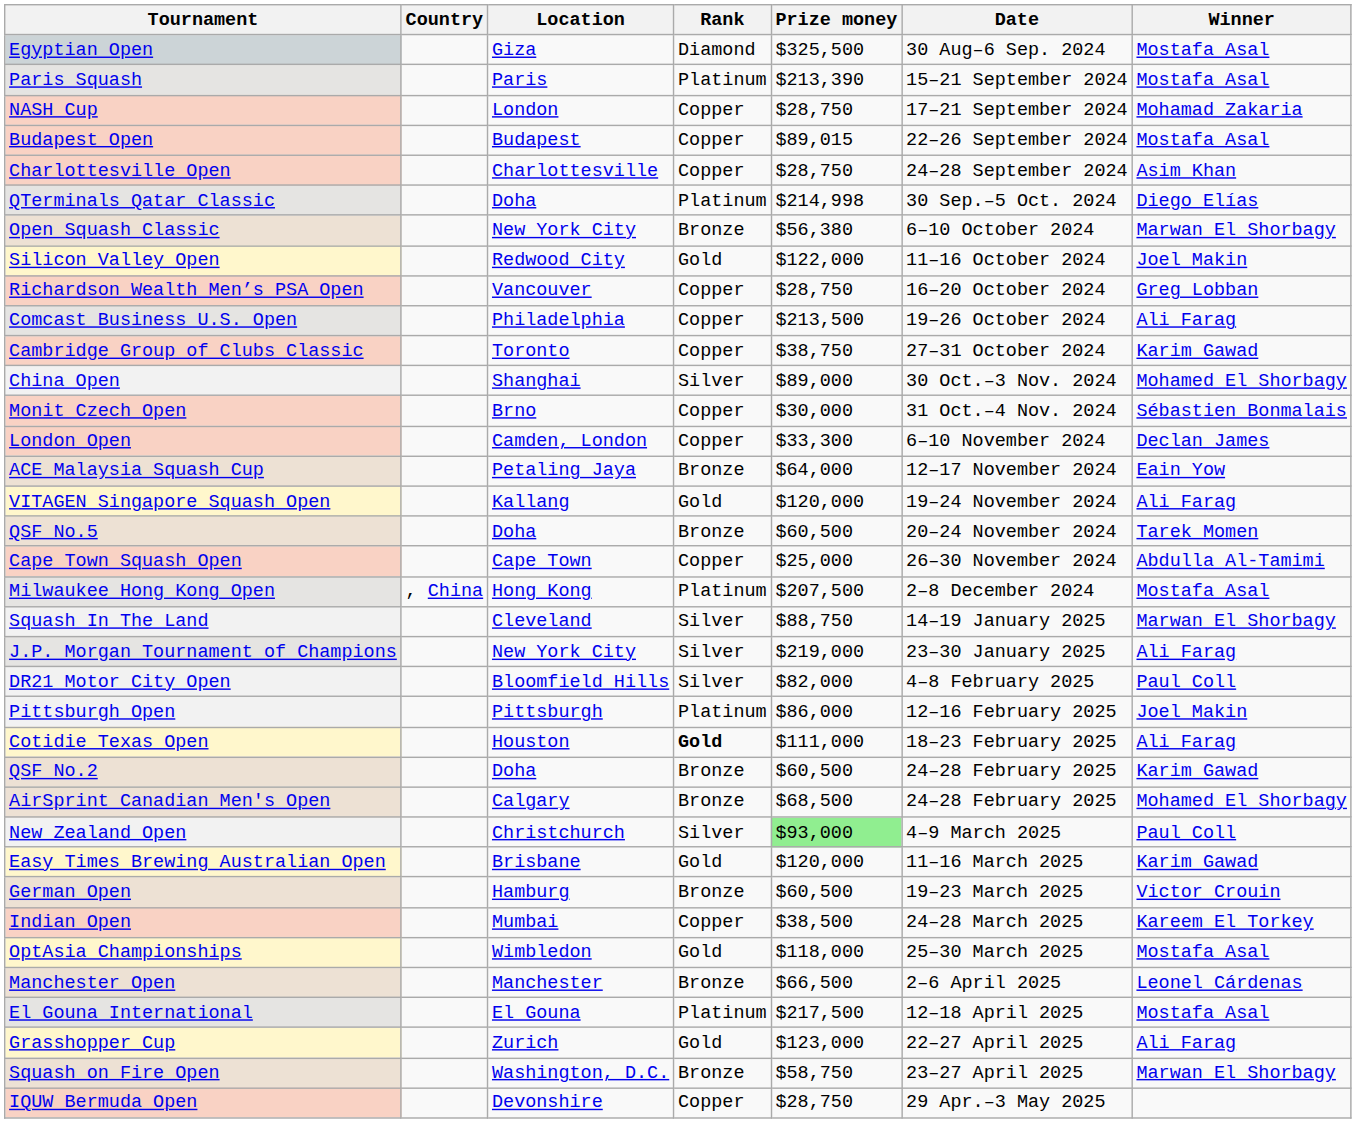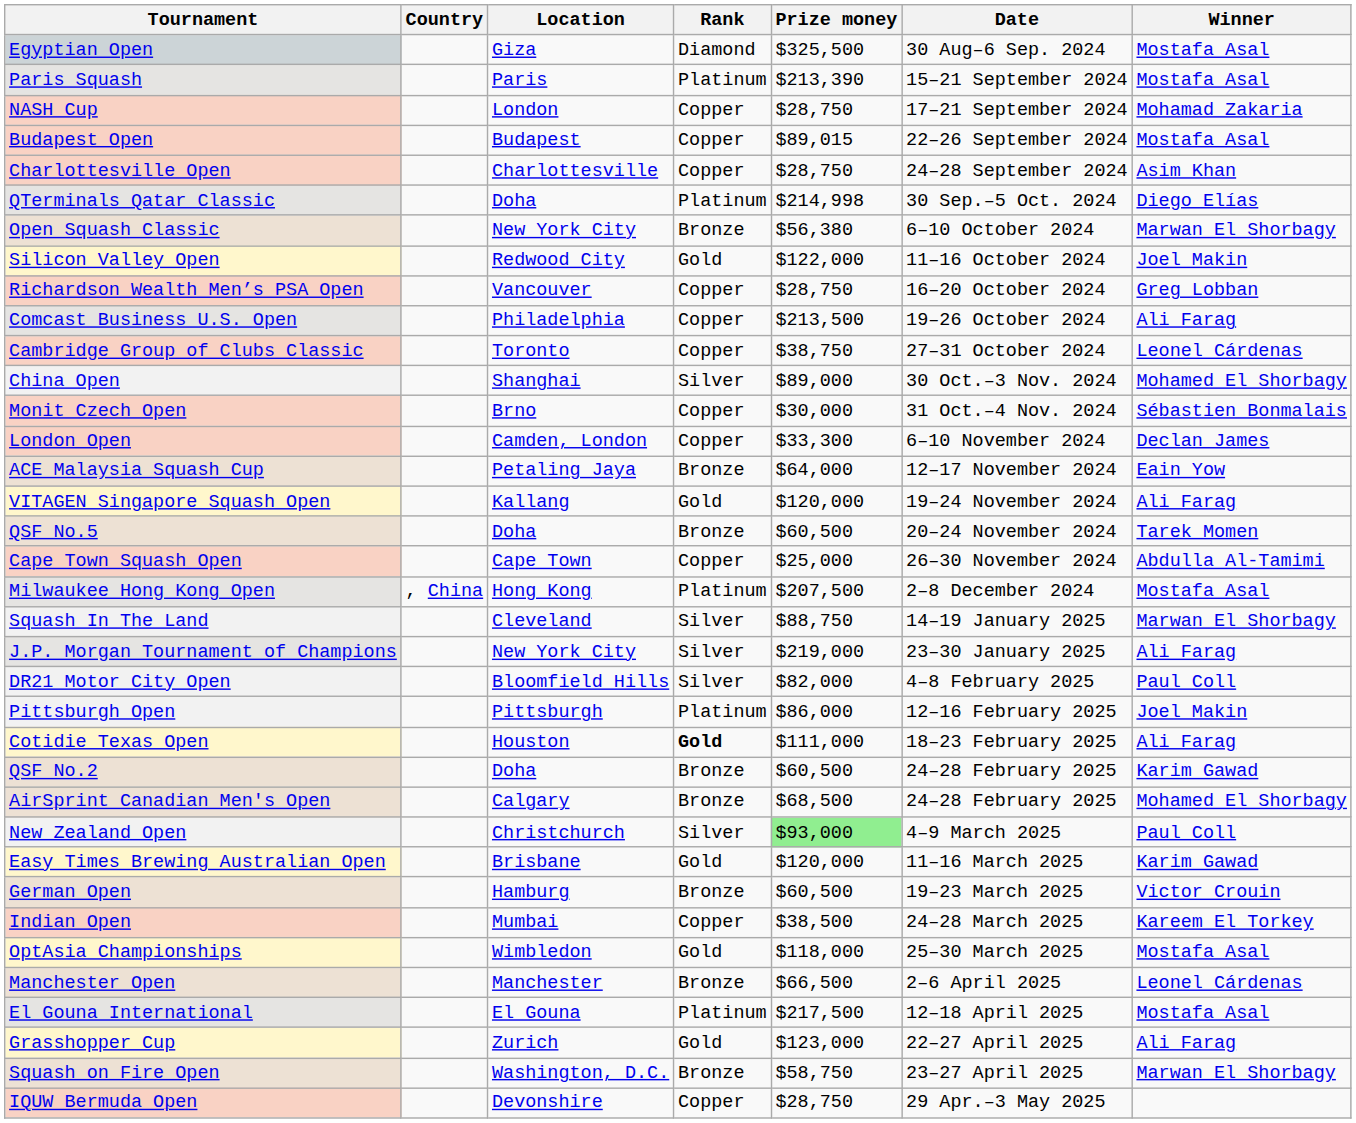(1197, 351) Karim Gawad -> (1220, 351) Leonel Cárdenas
